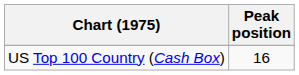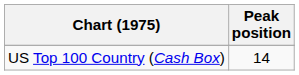(261, 57) 16 -> (261, 57) 14
